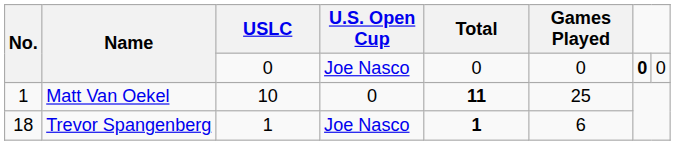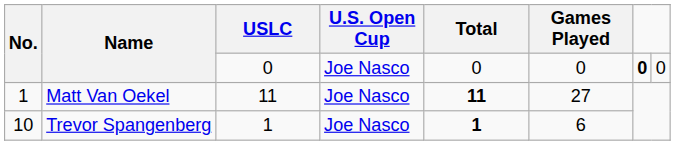(268, 96) 10 -> (268, 96) 11
(372, 96) 0 -> (367, 96) Joe Nasco
(581, 96) 25 -> (581, 96) 27
(23, 125) 18 -> (23, 125) 10
